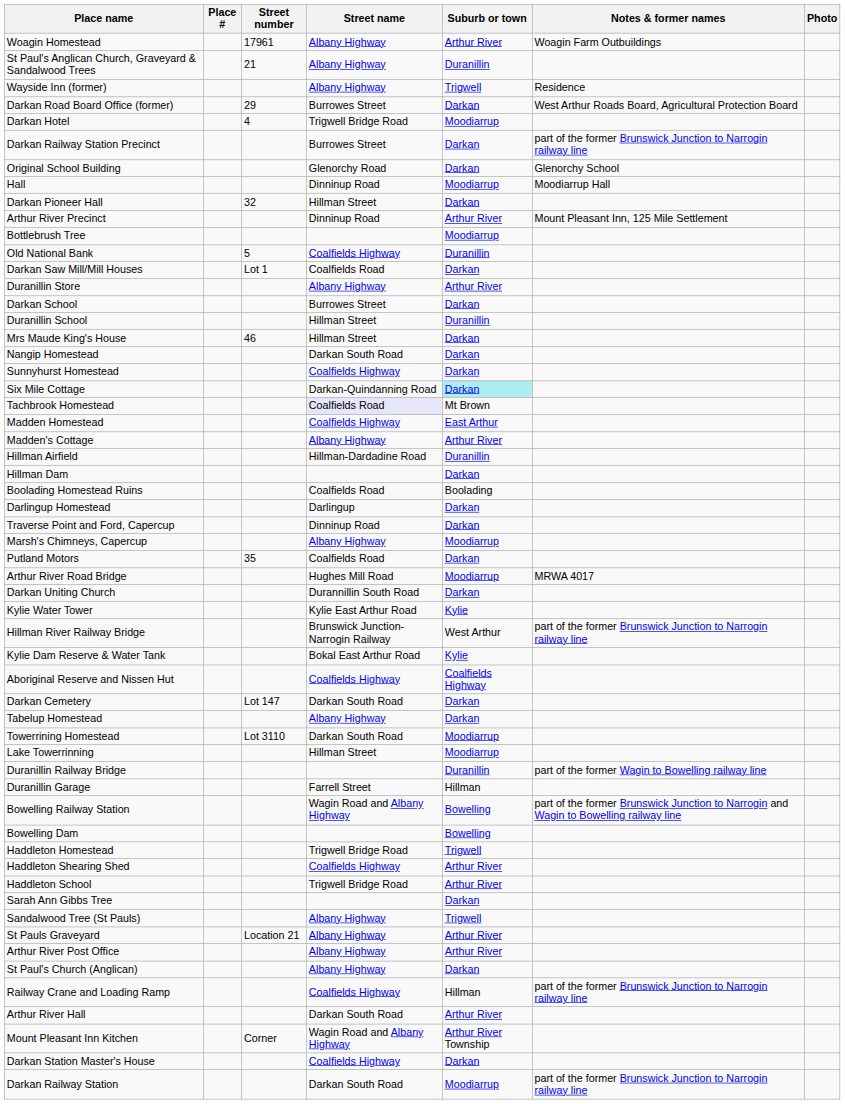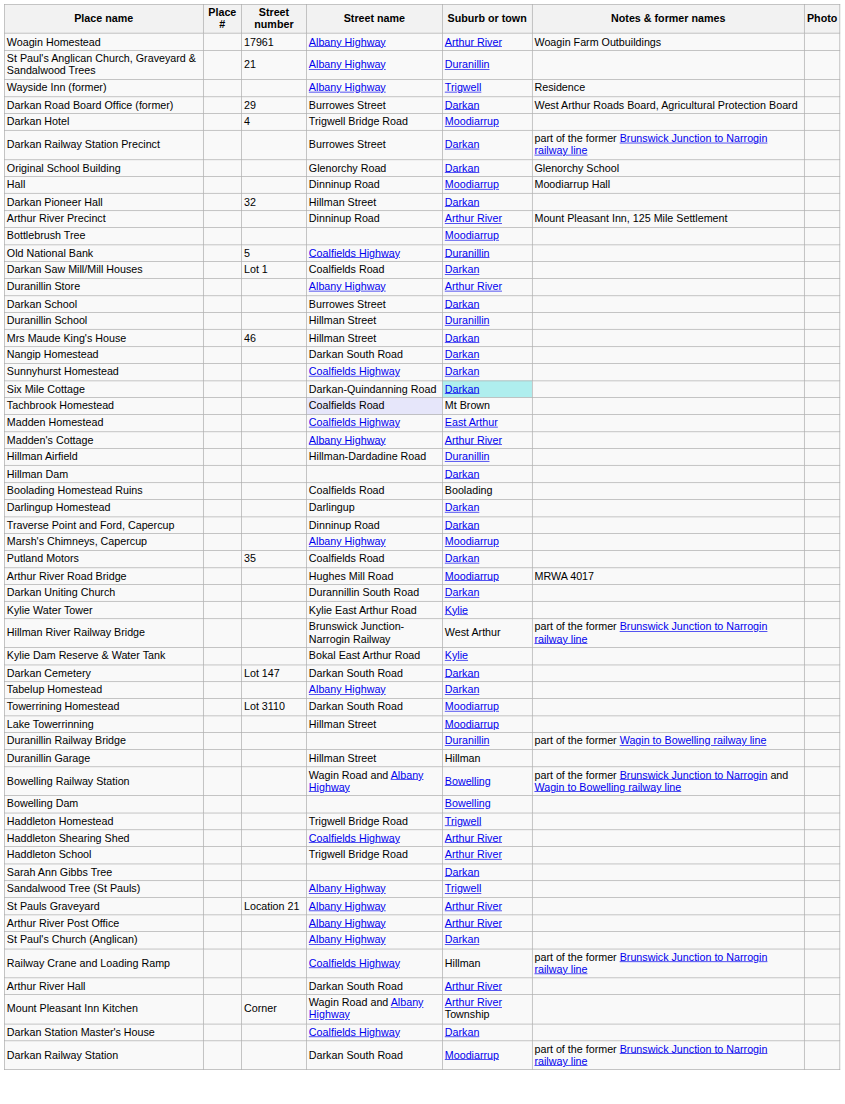- row: (90, 679)
(340, 787) Farrell Street -> (343, 758) Hillman Street
